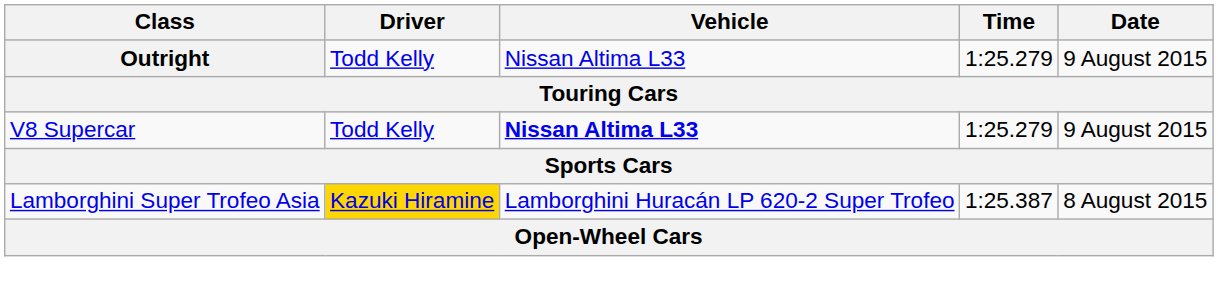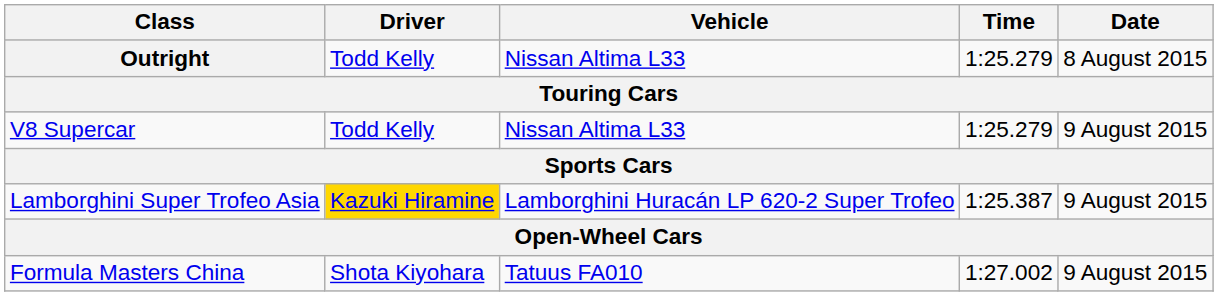(1135, 58) 9 August 2015 -> (1135, 58) 8 August 2015
(601, 129) bold -> (595, 129) normal
(1135, 201) 8 August 2015 -> (1135, 201) 9 August 2015
+ row: (127, 272)
